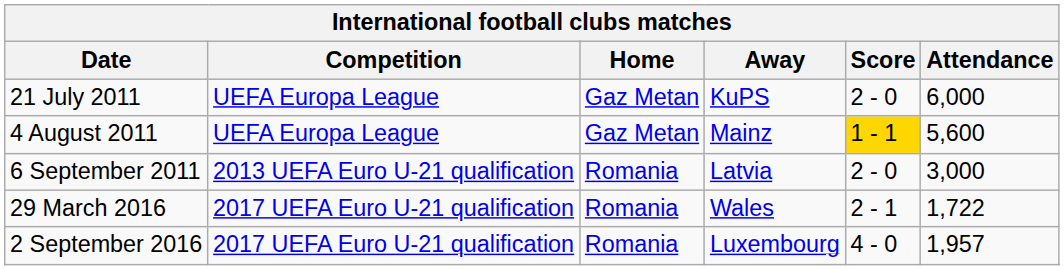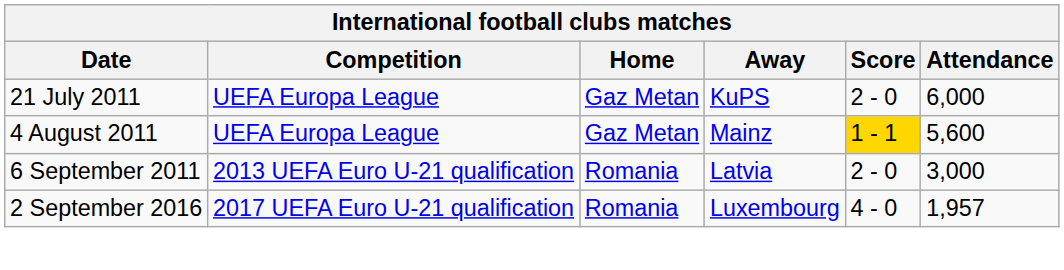- row: (88, 208)
